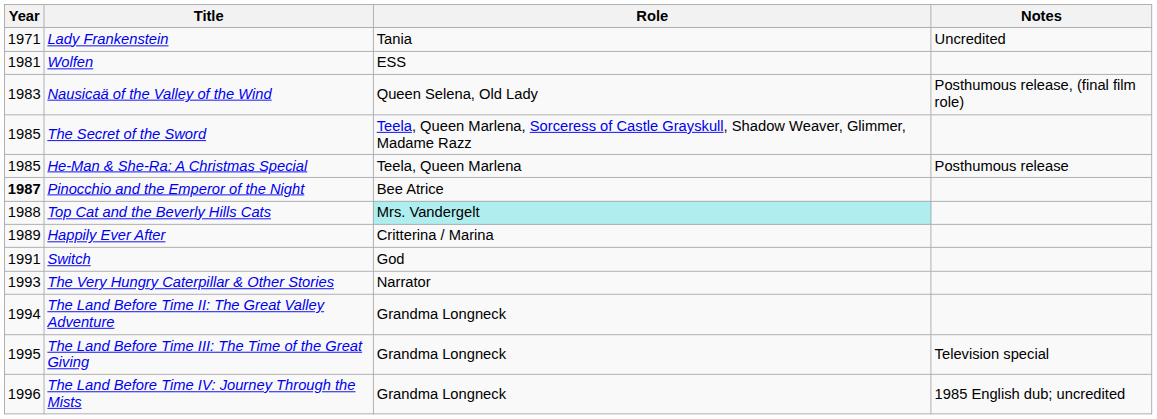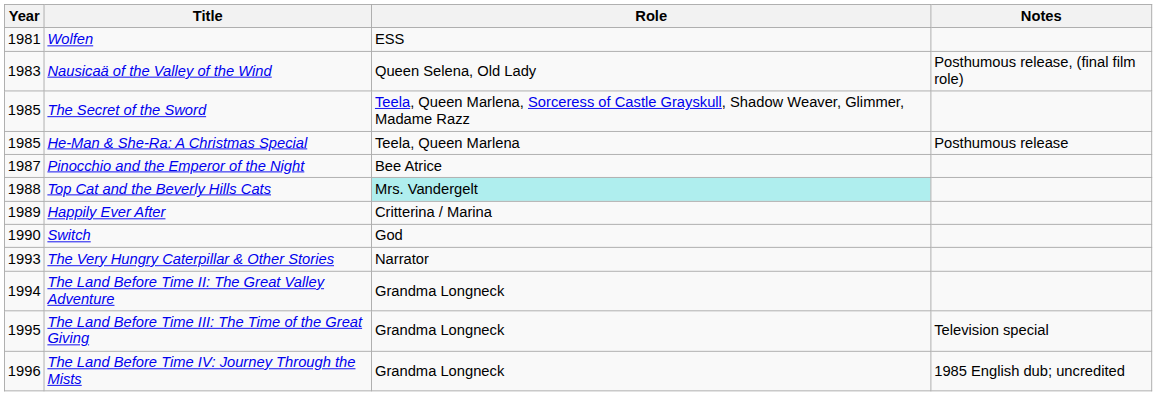- row: (108, 39)
(24, 189) bold -> (24, 166) normal
(24, 259) 1991 -> (24, 236) 1990
